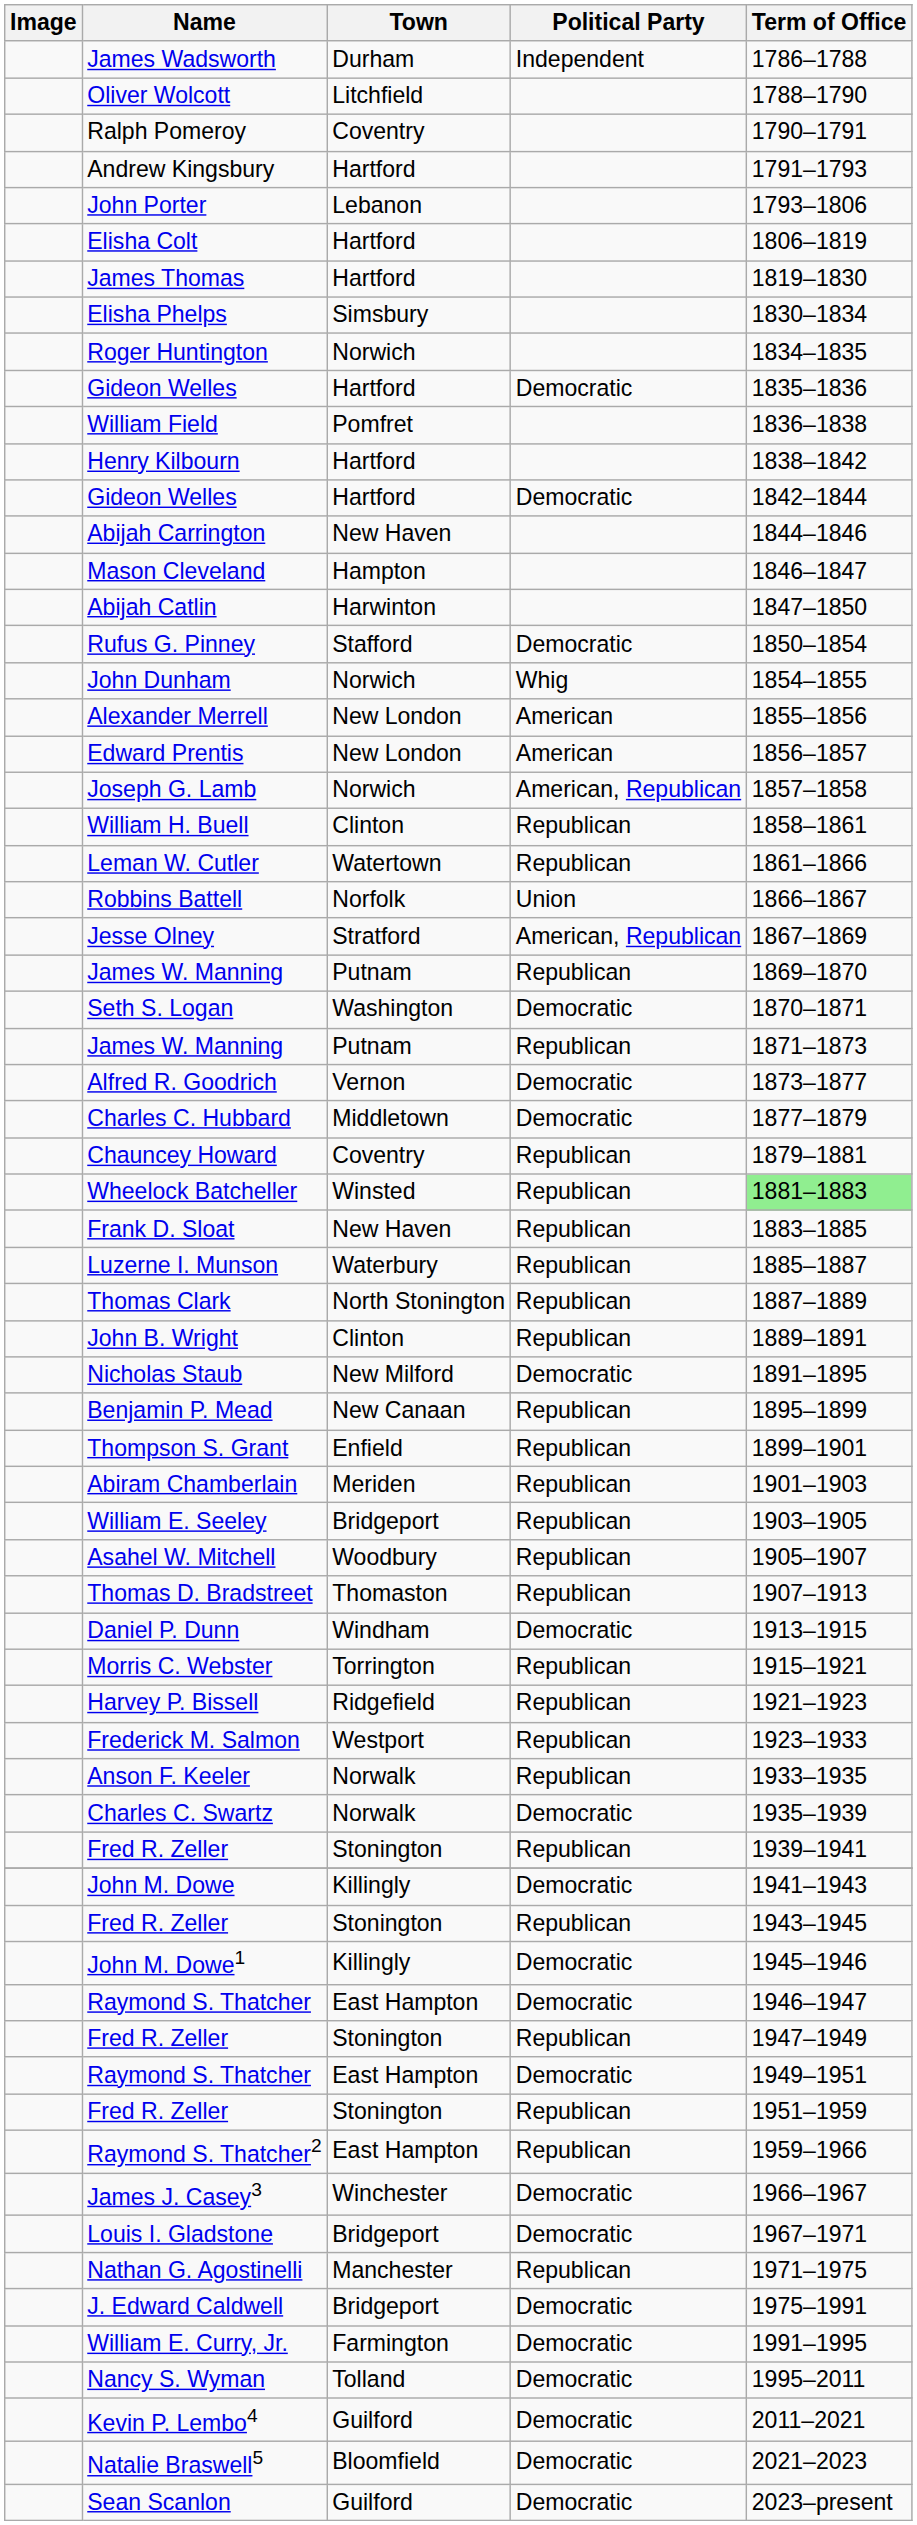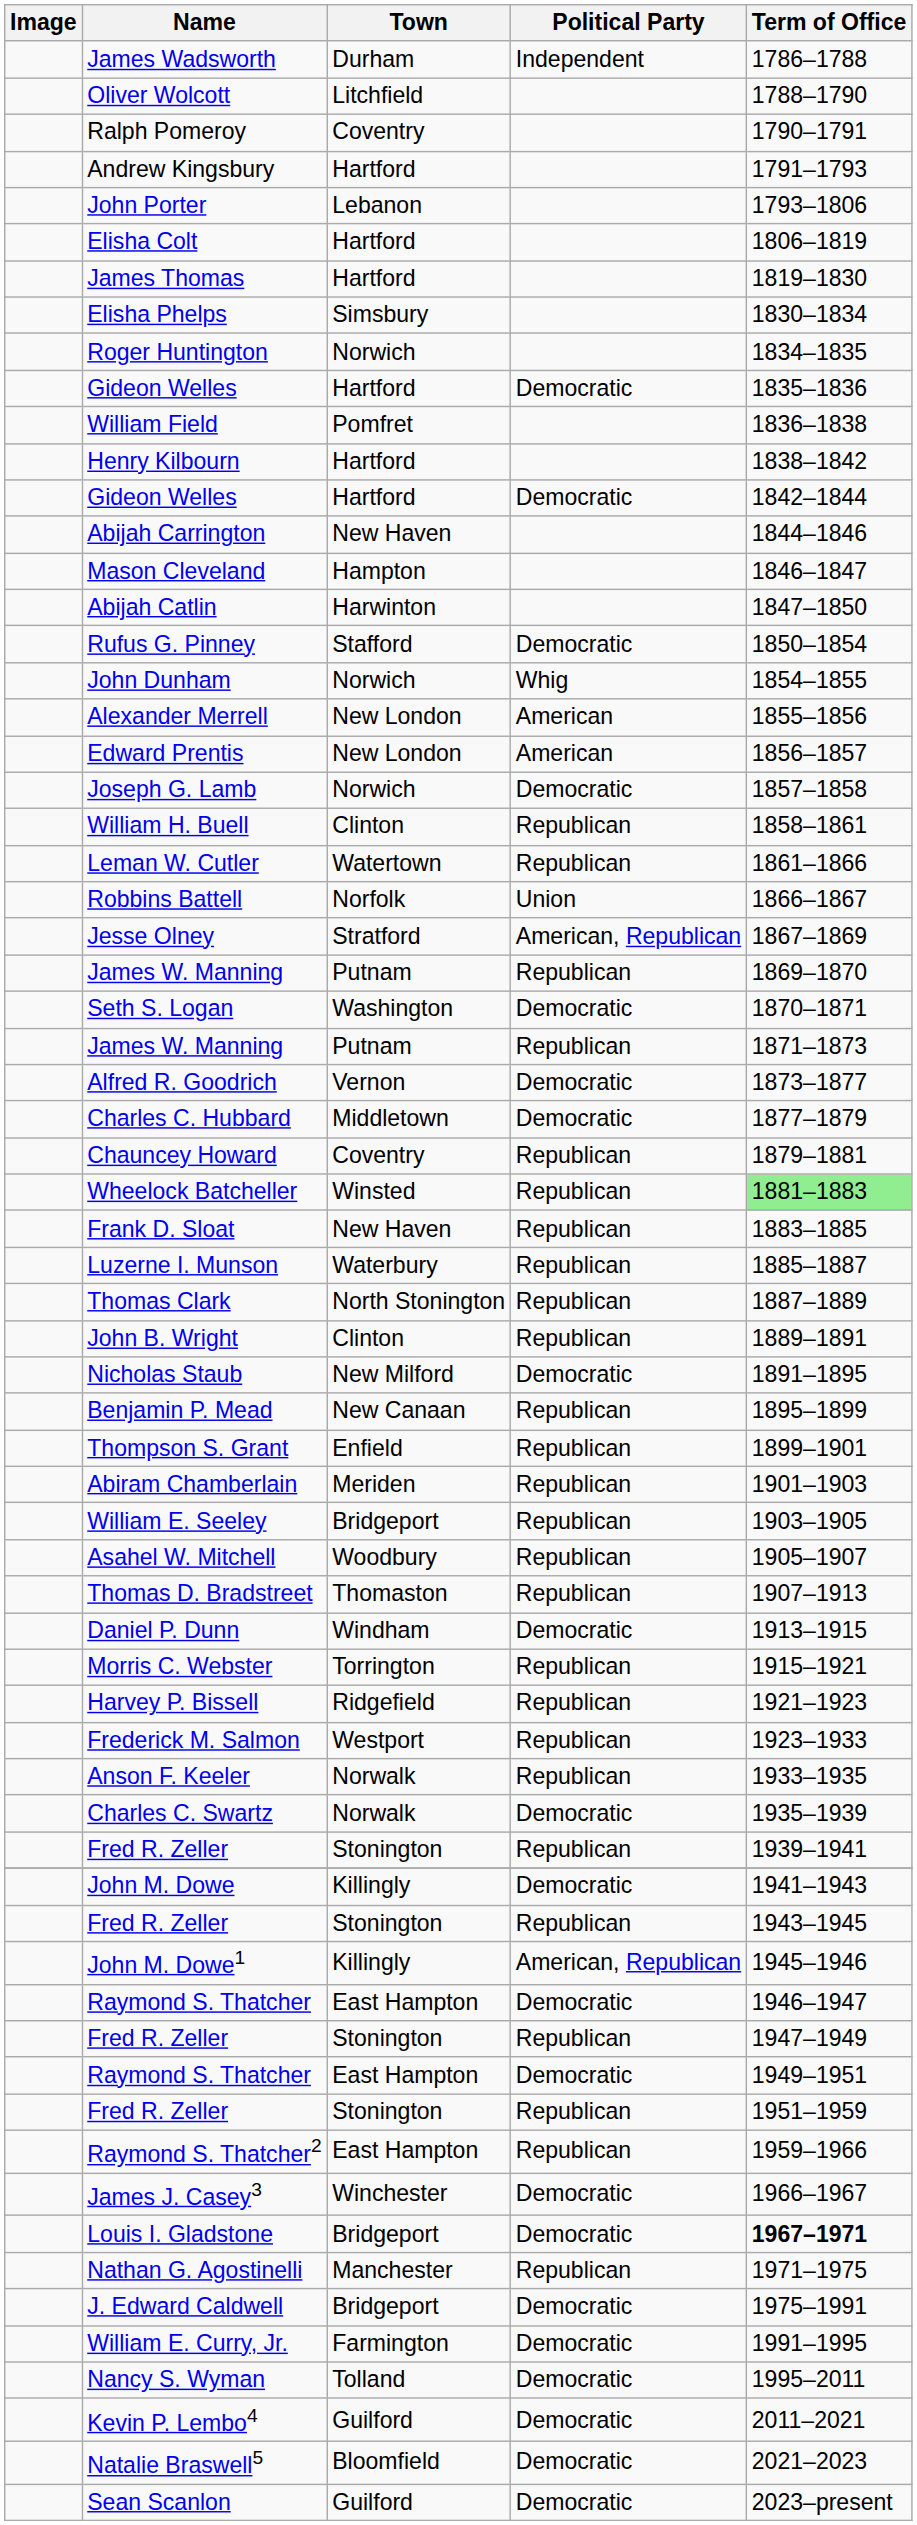(628, 790) American, Republican -> (574, 790) Democratic
(574, 1962) Democratic -> (628, 1962) American, Republican
(809, 2233) normal -> (809, 2233) bold
